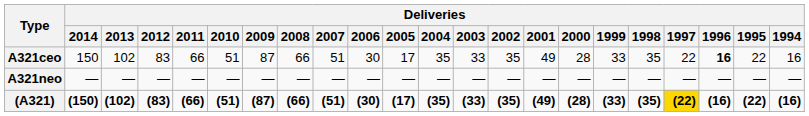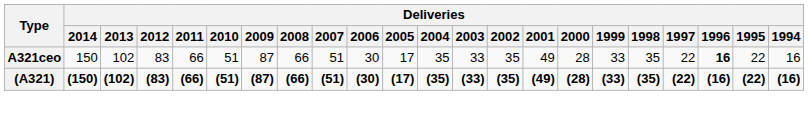- row: (35, 79)
(684, 100) gold background -> (684, 79) no background
